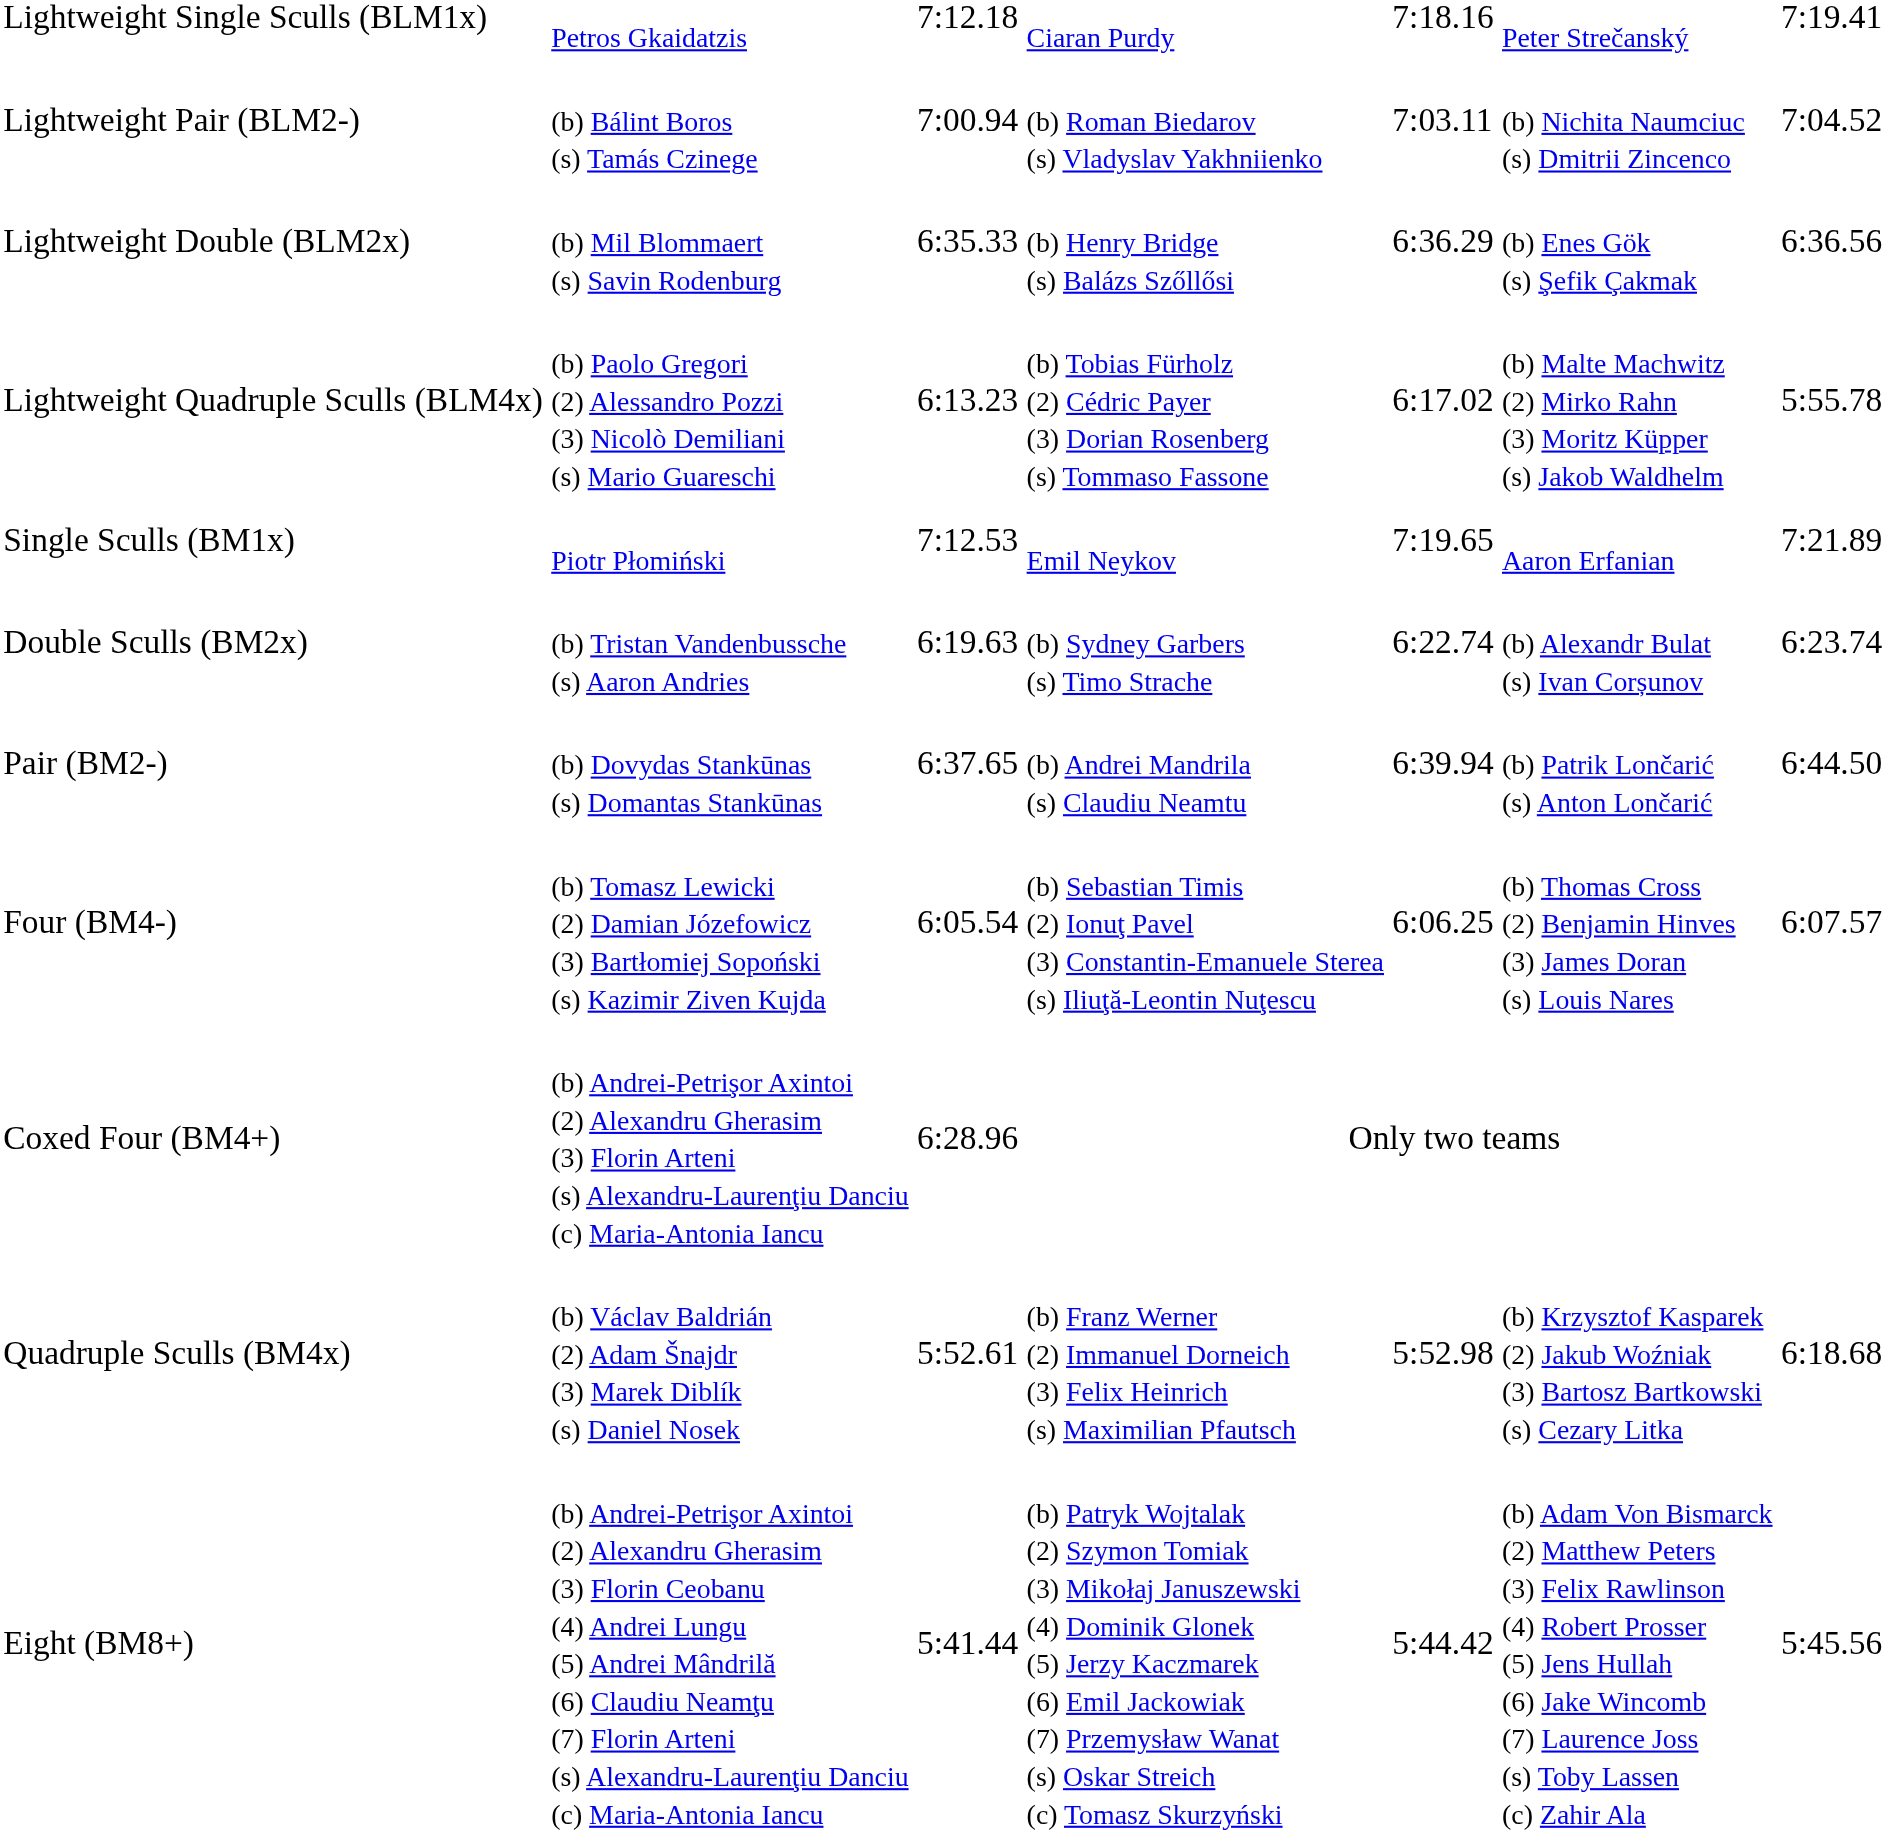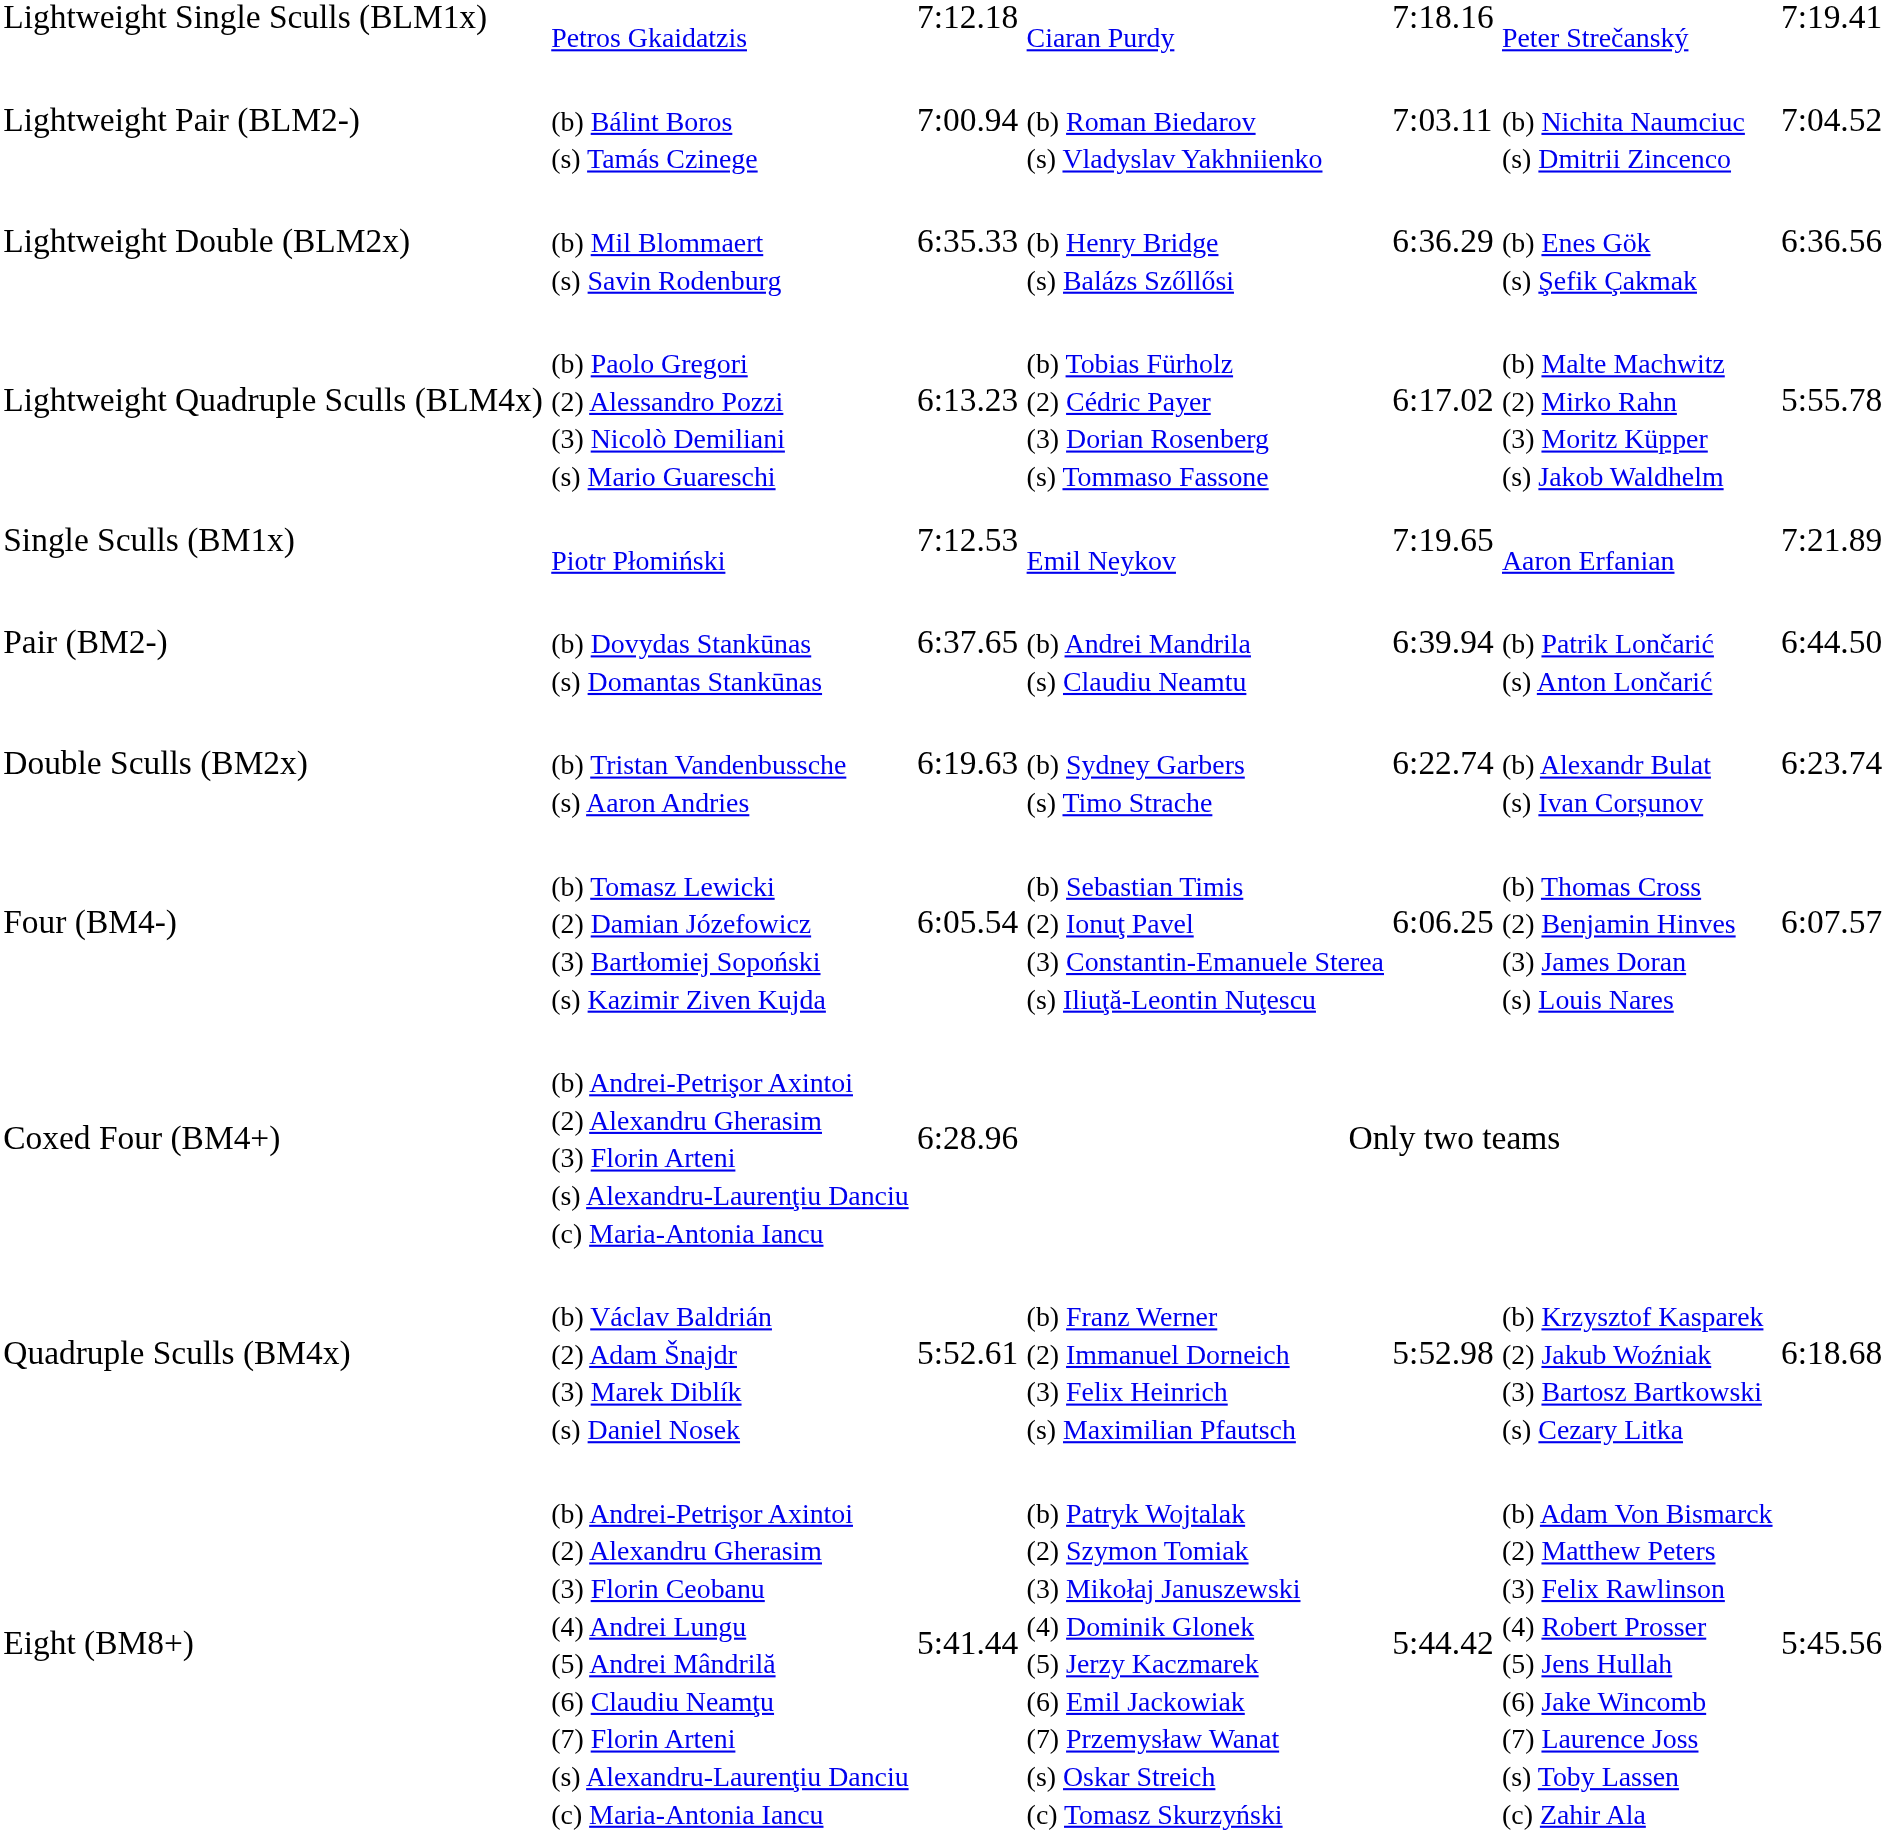rows swapped: (85, 763) <-> (156, 642)
